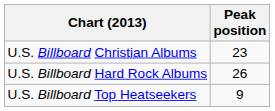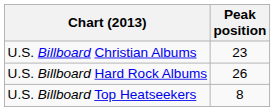(240, 95) 9 -> (240, 95) 8
